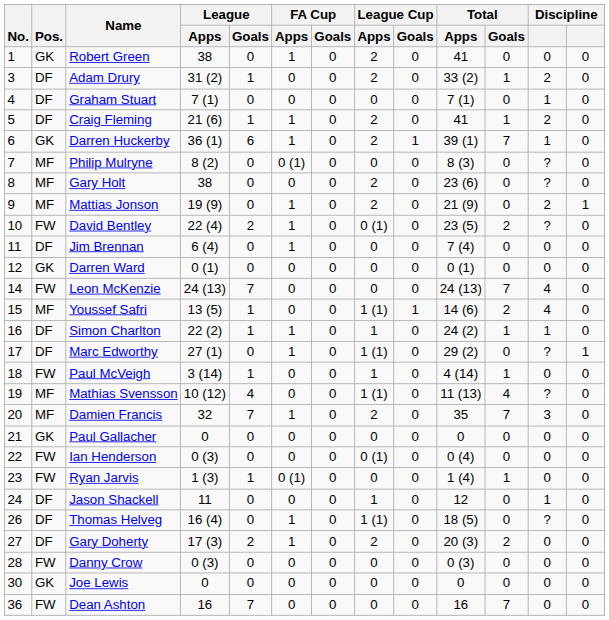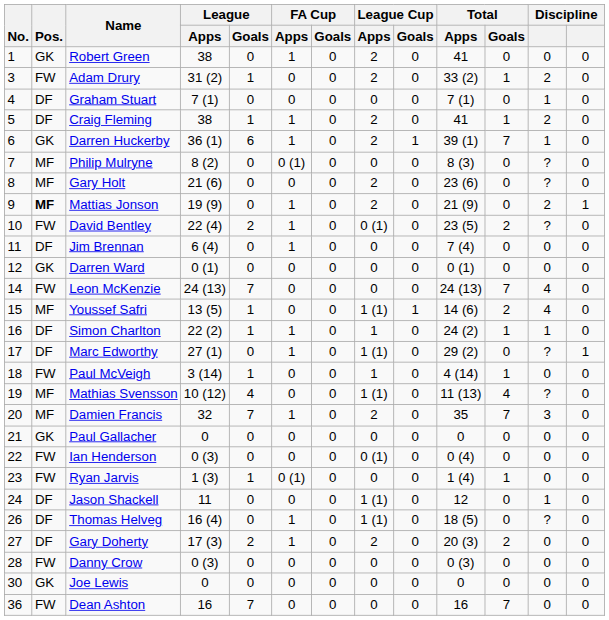(44, 78) DF -> (45, 78) FW
(205, 120) 21 (6) -> (205, 120) 38
(205, 183) 38 -> (205, 183) 21 (6)
(45, 204) normal -> (45, 204) bold
(374, 499) 1 -> (374, 499) 1 (1)
